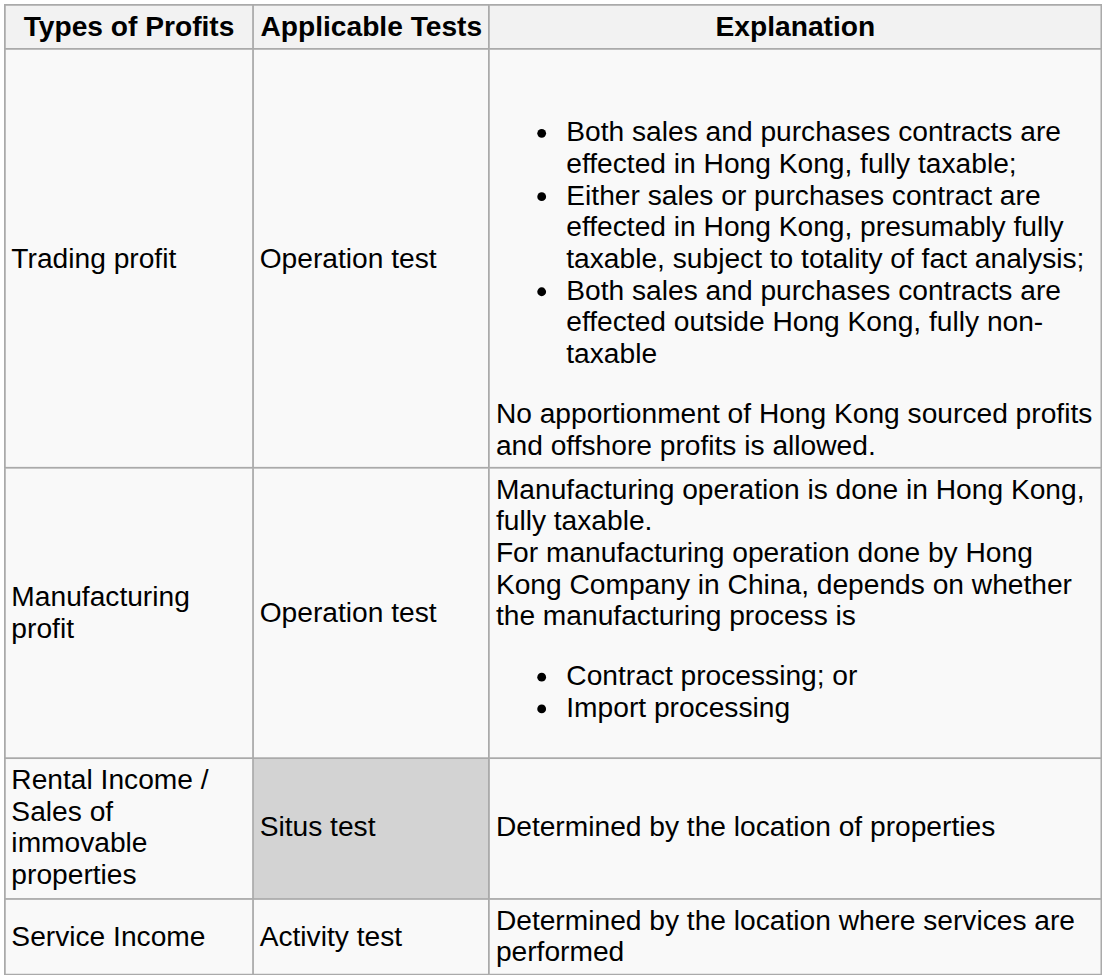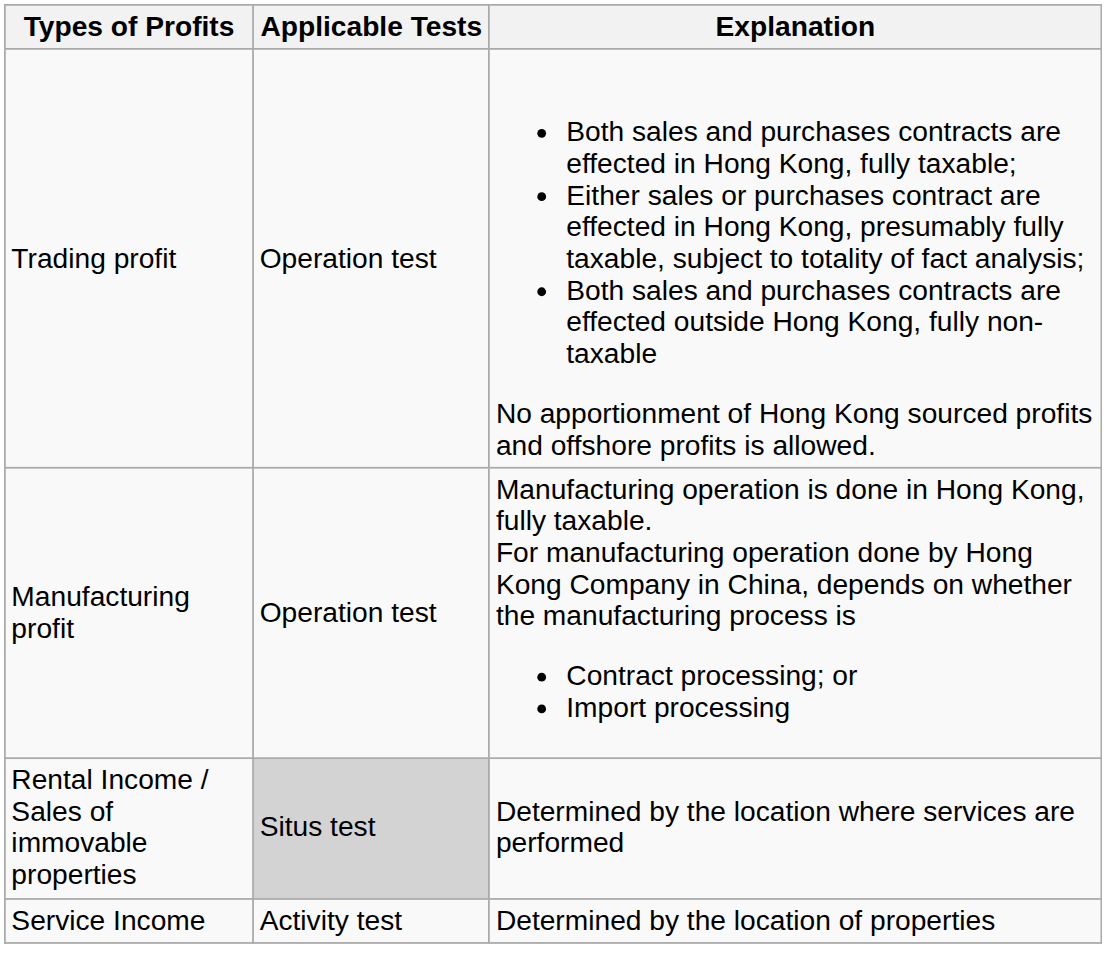(746, 827) Determined by the location of properties -> (785, 827) Determined by the location where services are performed
(785, 935) Determined by the location where services are performed -> (746, 920) Determined by the location of properties
